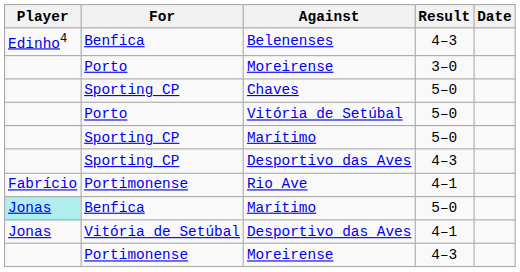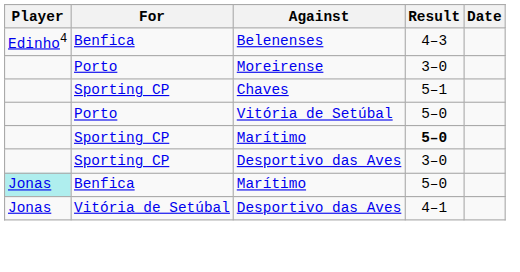(444, 91) 5–0 -> (434, 91) 5–1
(444, 138) normal -> (434, 138) bold
(444, 161) 4–3 -> (434, 161) 3–0
- row: (136, 185)
- row: (136, 255)
